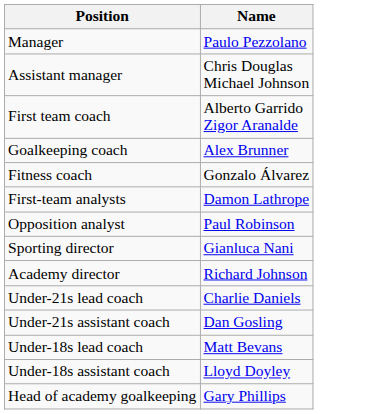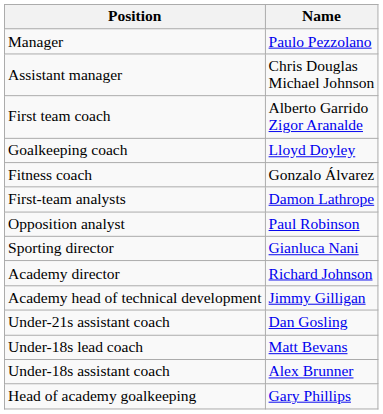(246, 150) Alex Brunner -> (312, 150) Lloyd Doyley
+ row: (135, 297)
- row: (76, 297)
(247, 371) Lloyd Doyley -> (311, 371) Alex Brunner
